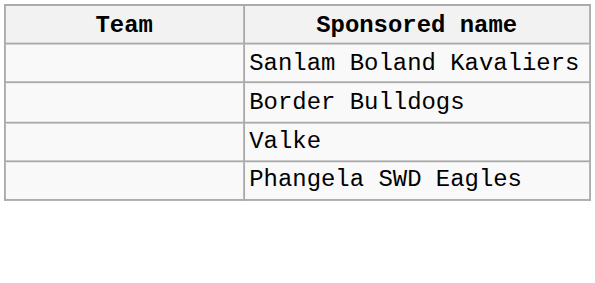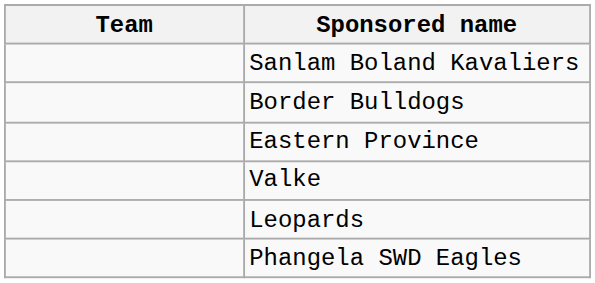+ row: (364, 141)
+ row: (307, 219)
